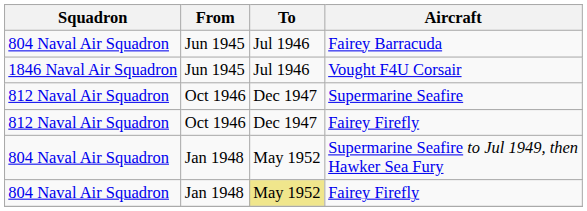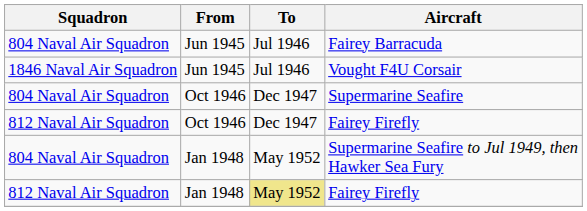(89, 95) 812 Naval Air Squadron -> (89, 95) 804 Naval Air Squadron
(89, 192) 804 Naval Air Squadron -> (89, 192) 812 Naval Air Squadron
